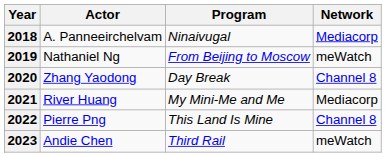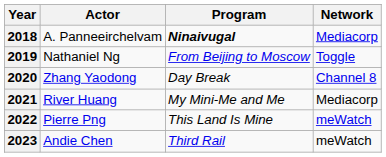(199, 36) normal -> (202, 36) bold
(344, 57) meWatch -> (335, 57) Toggle
(346, 120) Channel 8 -> (344, 120) meWatch
